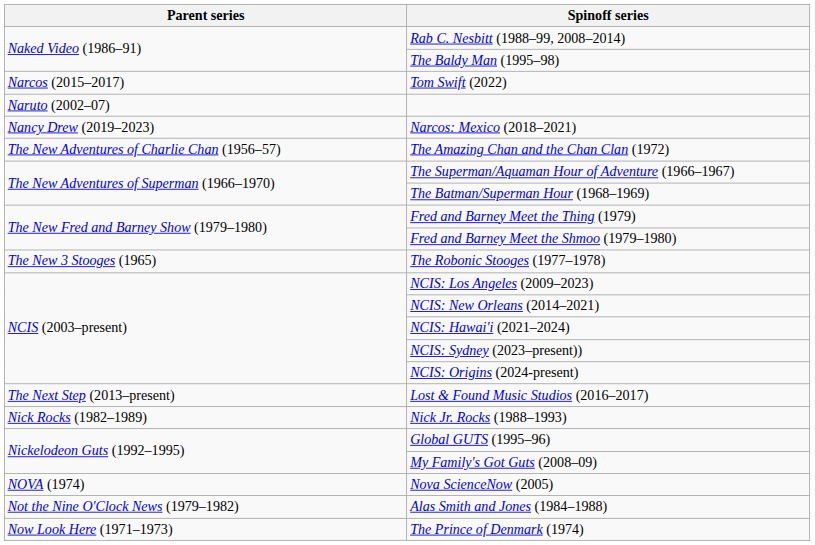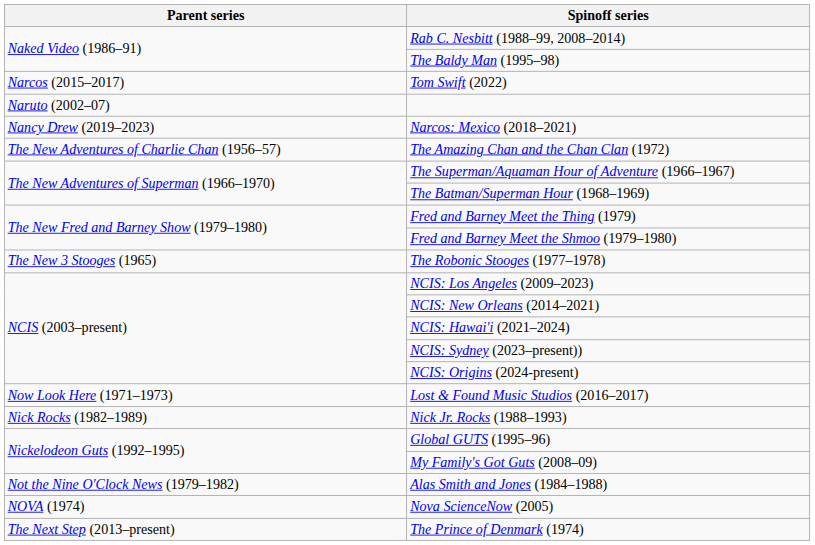(91, 395) The Next Step (2013–present) -> (90, 395) Now Look Here (1971–1973)
rows swapped: (509, 506) <-> (482, 484)
(90, 529) Now Look Here (1971–1973) -> (91, 529) The Next Step (2013–present)
